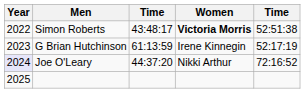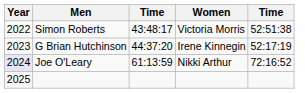(214, 29) bold -> (211, 29) normal
(152, 46) 61:13:59 -> (152, 46) 44:37:20
(152, 63) 44:37:20 -> (152, 63) 61:13:59
